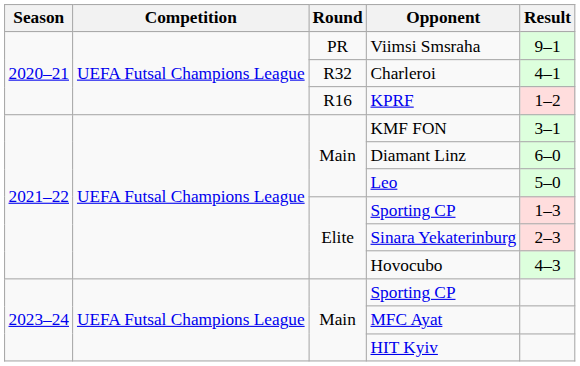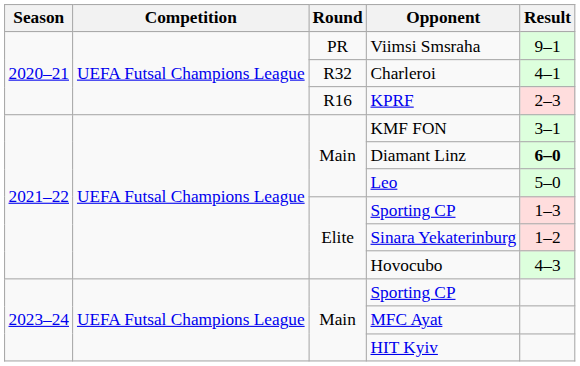(548, 100) 1–2 -> (548, 100) 2–3
(548, 155) normal -> (548, 155) bold
(548, 237) 2–3 -> (548, 237) 1–2
